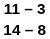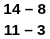rows swapped: (25, 9) <-> (25, 30)
